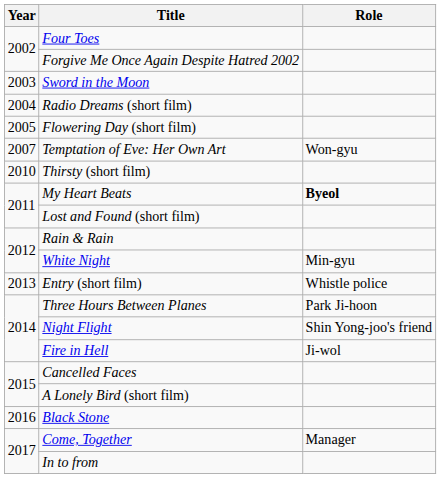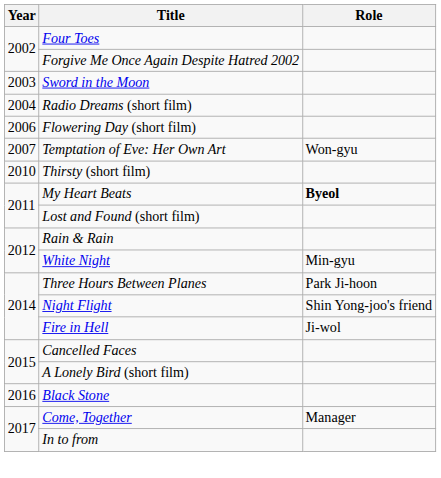(22, 127) 2005 -> (22, 127) 2006
- row: (92, 283)
